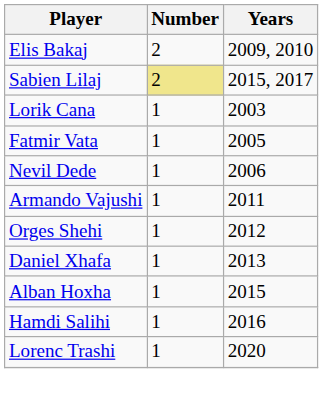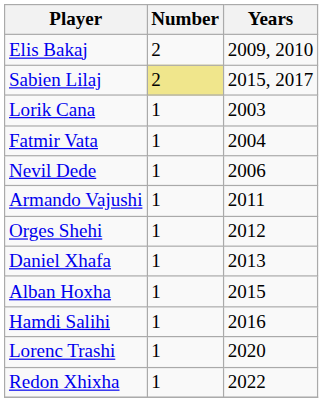(247, 140) 2005 -> (247, 140) 2004
+ row: (64, 381)
